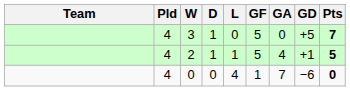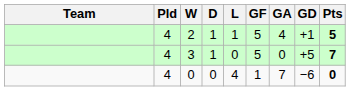rows swapped: (191, 34) <-> (191, 55)
